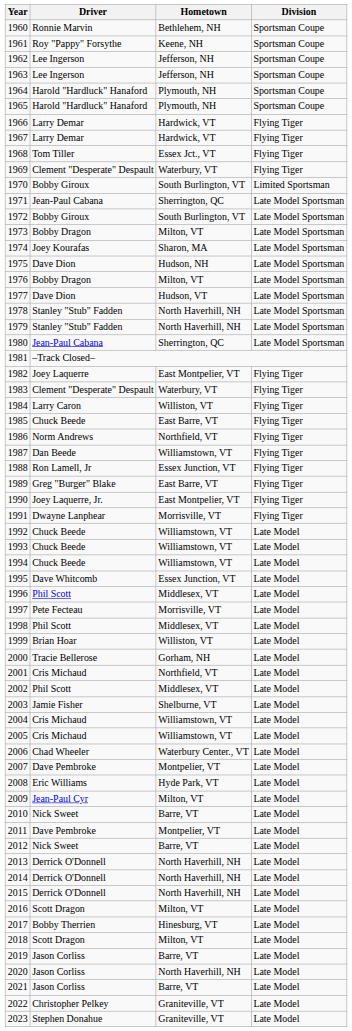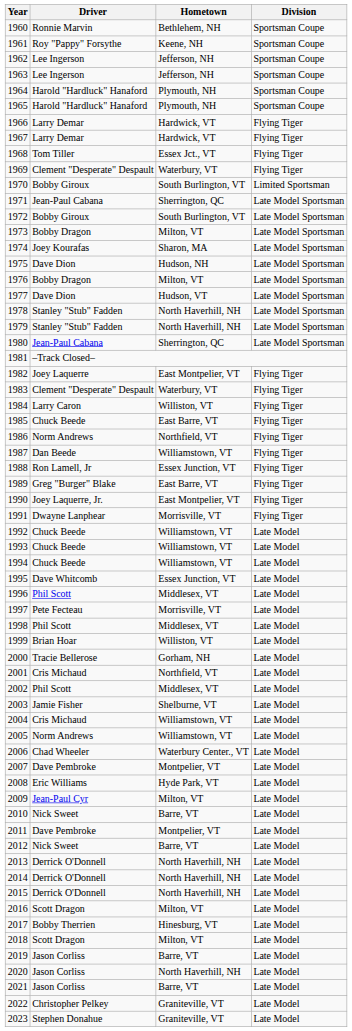(59, 736) Cris Michaud -> (63, 736) Norm Andrews
